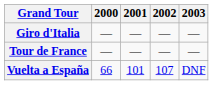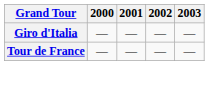- row: (48, 70)
